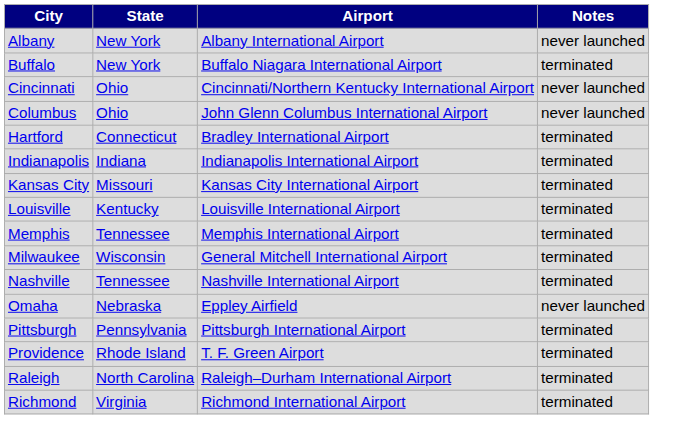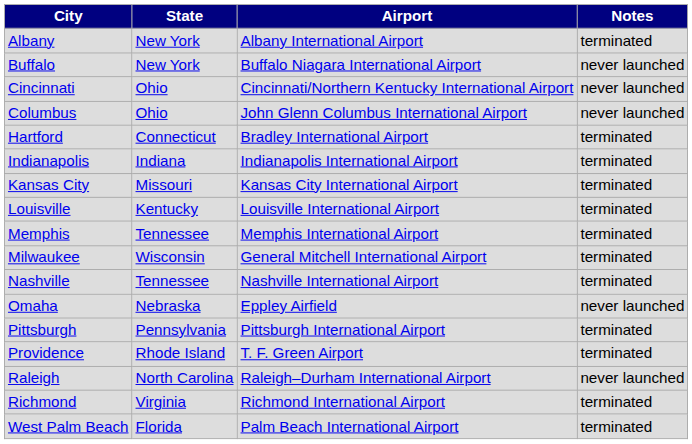(593, 40) never launched -> (616, 40) terminated
(577, 64) terminated -> (632, 64) never launched
(577, 378) terminated -> (632, 378) never launched
+ row: (68, 426)
